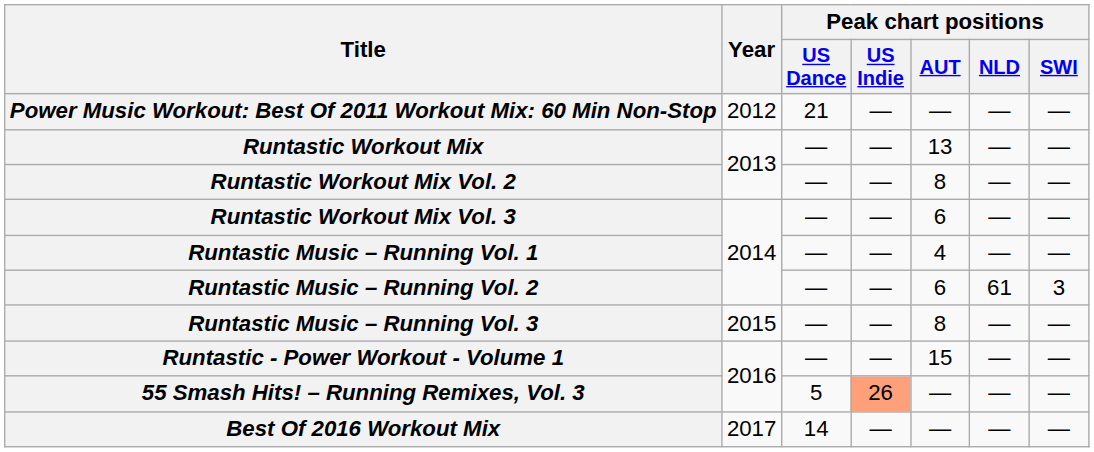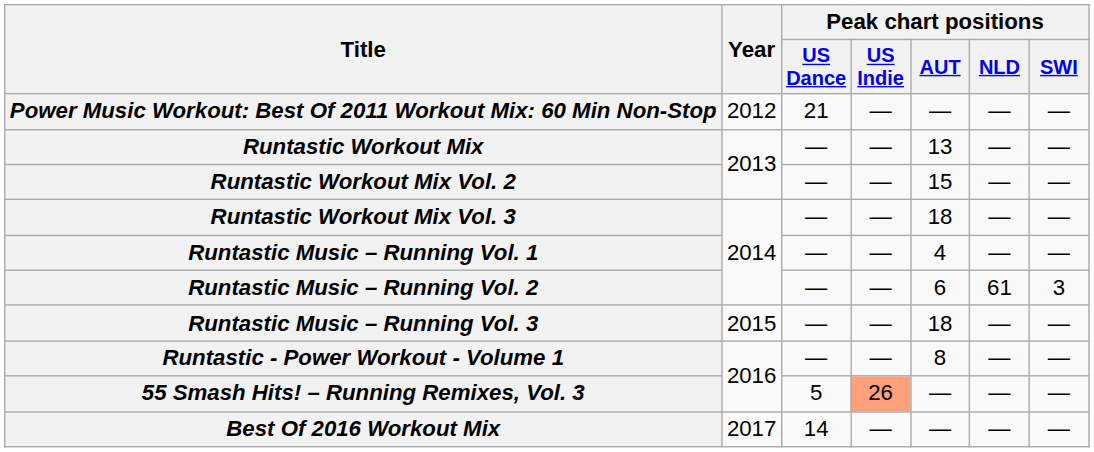(940, 181) 8 -> (940, 181) 15
(940, 217) 6 -> (940, 217) 18
(940, 322) 8 -> (940, 322) 18
(940, 358) 15 -> (940, 358) 8
